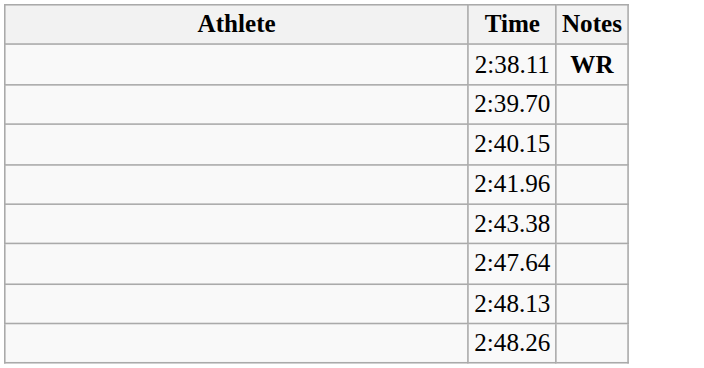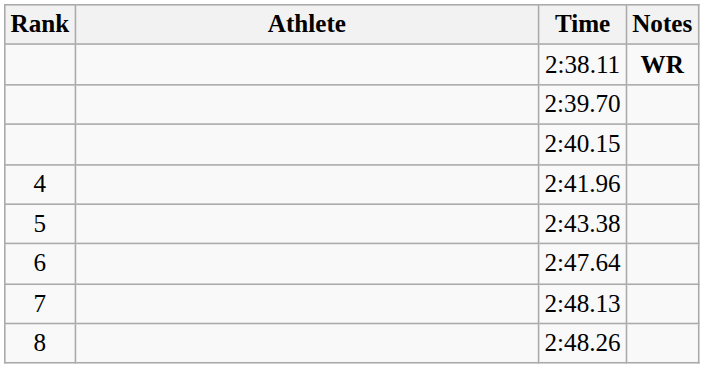+ column: (40, 24)
